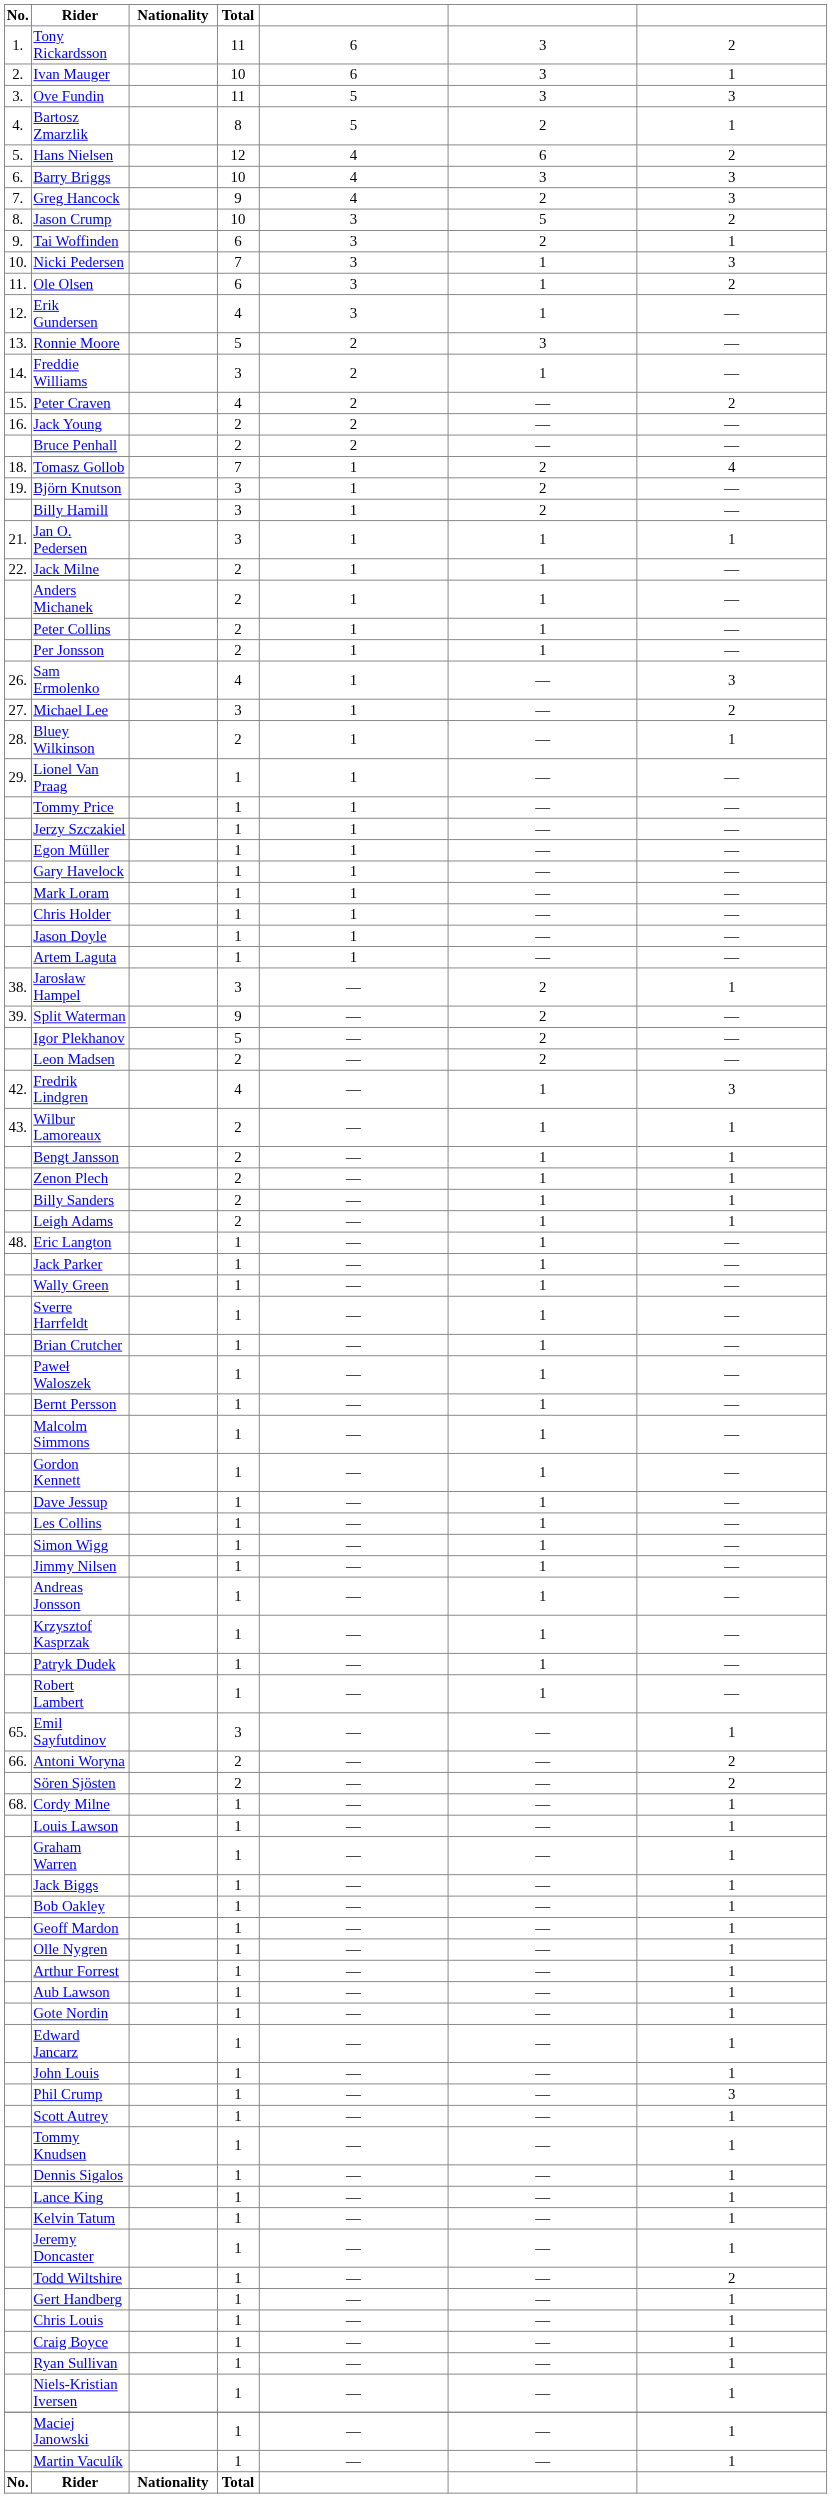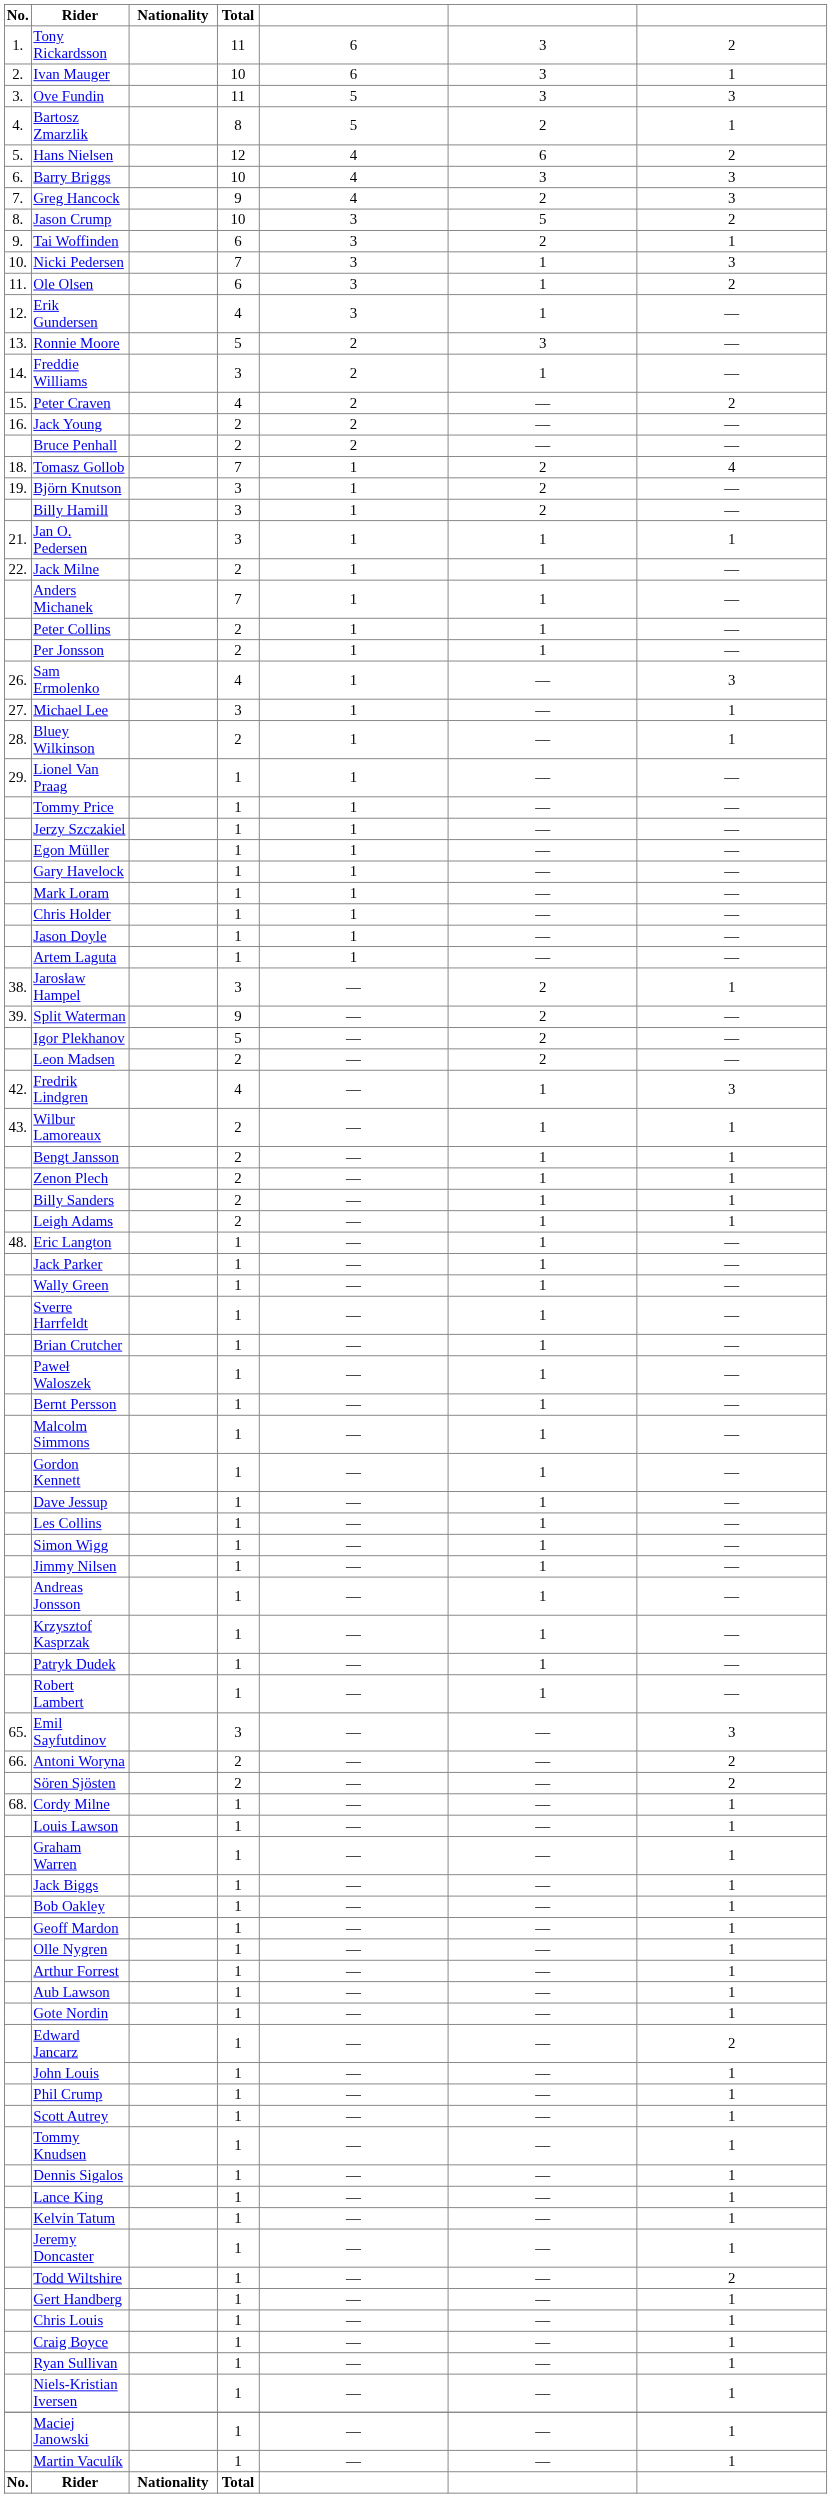(238, 599) 2 -> (238, 599) 7
(732, 709) 2 -> (732, 709) 1
(732, 1731) 1 -> (732, 1731) 3
(732, 2043) 1 -> (732, 2043) 2
(732, 2094) 3 -> (732, 2094) 1
